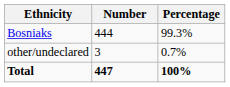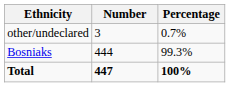rows swapped: (29, 33) <-> (48, 52)
